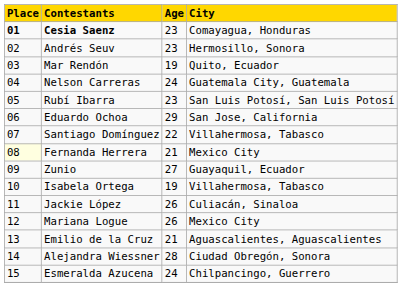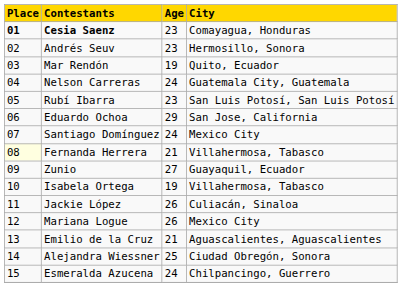(171, 135) 22 -> (171, 135) 24
(256, 135) Villahermosa, Tabasco -> (224, 135) Mexico City
(224, 152) Mexico City -> (256, 152) Villahermosa, Tabasco
(171, 256) 28 -> (171, 256) 25
